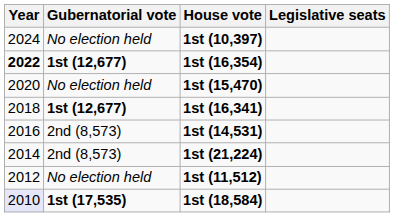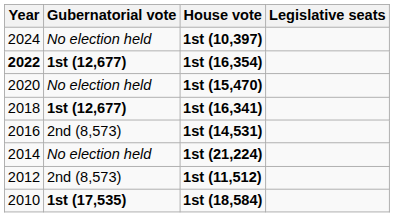(84, 154) 2nd (8,573) -> (99, 154) No election held
(99, 177) No election held -> (84, 177) 2nd (8,573)
(24, 200) lavender background -> (24, 200) no background
